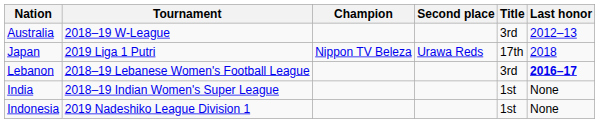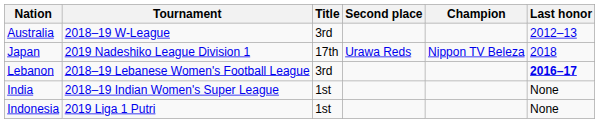columns swapped: (363, 14) <-> (512, 14)
(110, 52) 2019 Liga 1 Putri -> (157, 52) 2019 Nadeshiko League Division 1
(157, 109) 2019 Nadeshiko League Division 1 -> (110, 109) 2019 Liga 1 Putri
